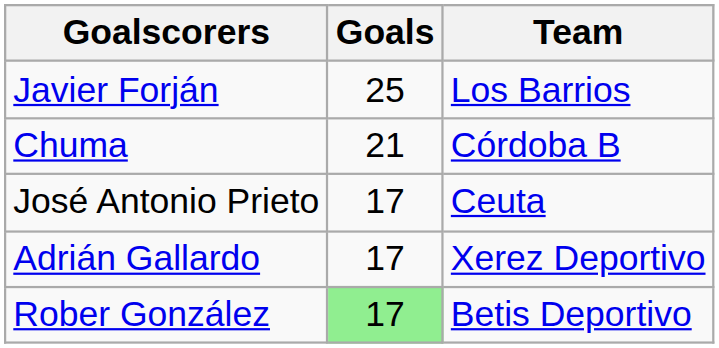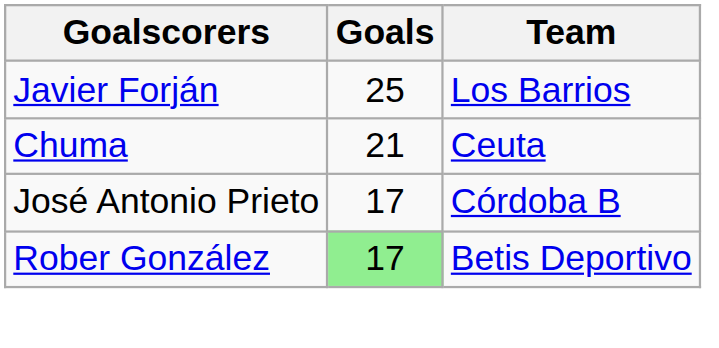(536, 145) Córdoba B -> (498, 145) Ceuta
(498, 201) Ceuta -> (536, 201) Córdoba B
- row: (137, 257)
